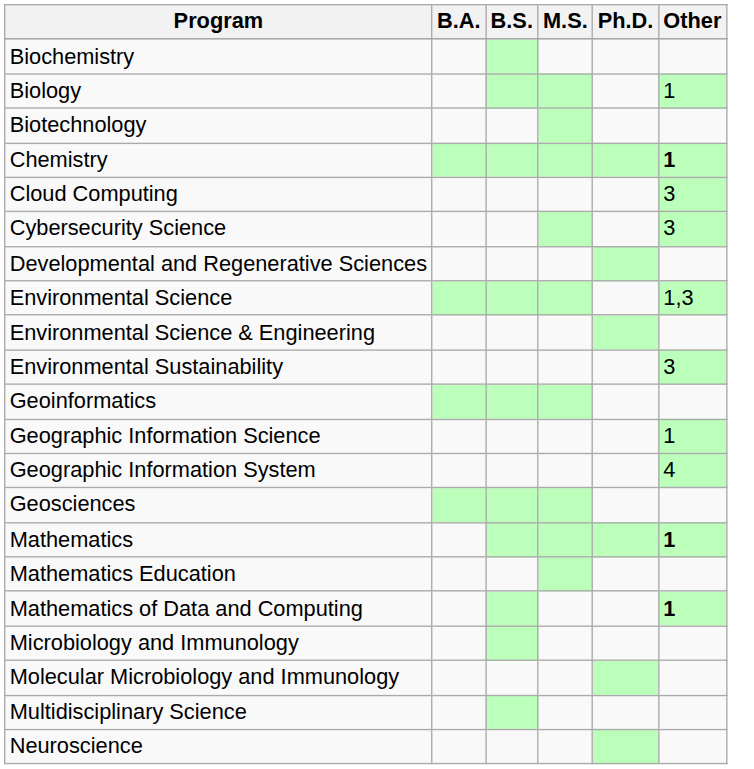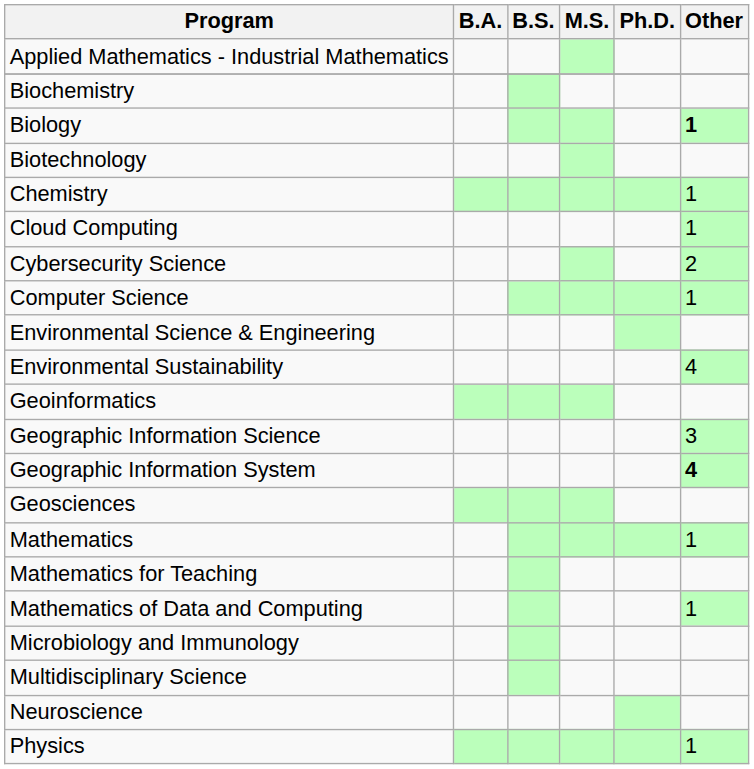+ row: (229, 56)
(669, 90) normal -> (691, 125) bold
(669, 159) bold -> (691, 194) normal
(669, 194) 3 -> (691, 228) 1
(669, 228) 3 -> (691, 263) 2
+ row: (99, 297)
- row: (218, 263)
- row: (121, 297)
(669, 366) 3 -> (691, 366) 4
(669, 435) 1 -> (691, 435) 3
(669, 470) normal -> (691, 470) bold
(669, 539) bold -> (691, 539) normal
- row: (123, 573)
+ row: (133, 573)
(669, 608) bold -> (691, 608) normal
- row: (204, 677)
+ row: (47, 746)
